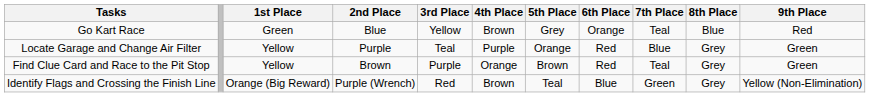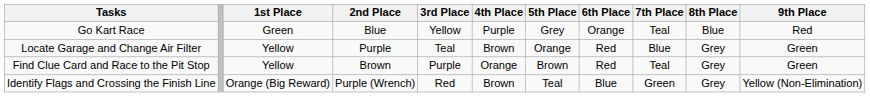(499, 30) Brown -> (499, 30) Purple
(499, 48) Purple -> (499, 48) Brown
